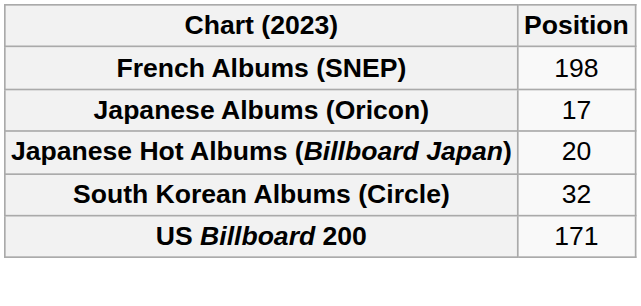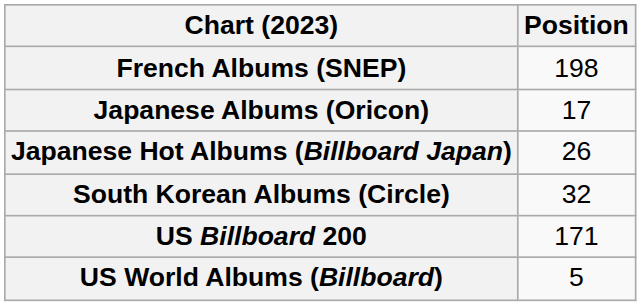(576, 151) 20 -> (576, 151) 26
+ row: (261, 278)
